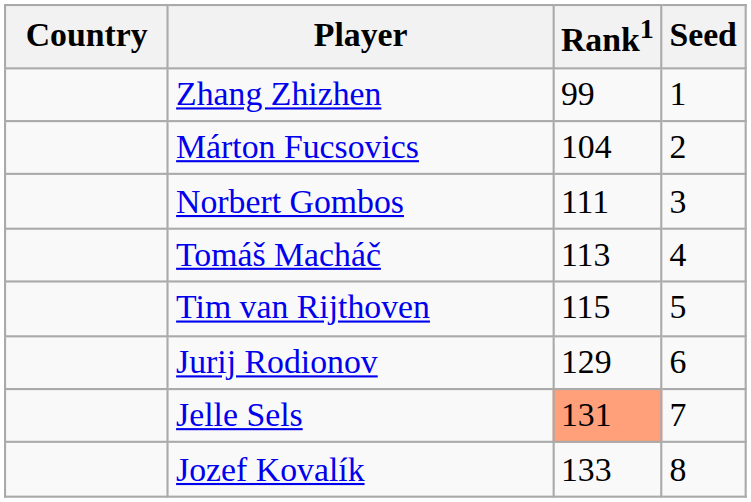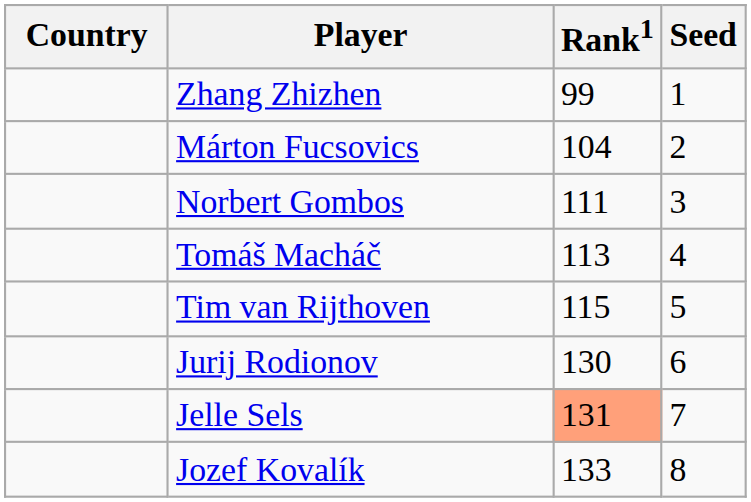(586, 361) 129 -> (586, 361) 130
